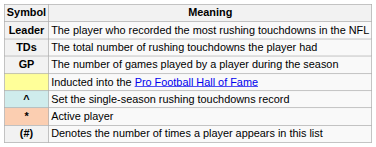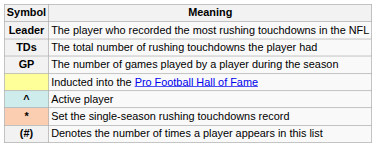(170, 99) Set the single-season rushing touchdowns record -> (82, 99) Active player
(82, 116) Active player -> (170, 116) Set the single-season rushing touchdowns record
